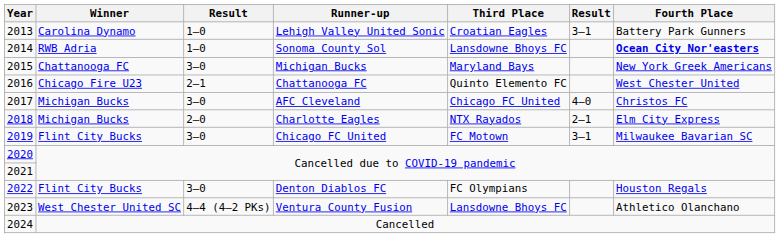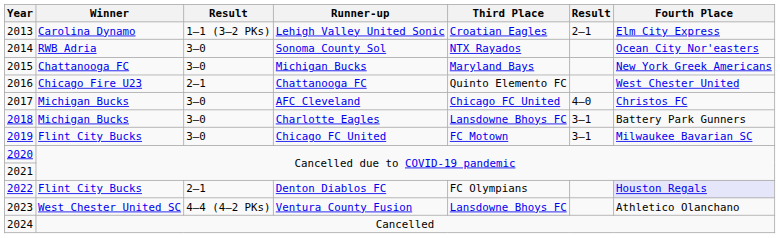(196, 31) 1–0 -> (228, 31) 1–1 (3–2 PKs)
(582, 31) 3–1 -> (582, 31) 2–1
(681, 31) Battery Park Gunners -> (668, 31) Elm City Express
(196, 48) 1–0 -> (196, 48) 3–0
(508, 48) Lansdowne Bhoys FC -> (486, 48) NTX Rayados
(687, 48) bold -> (687, 48) normal
(196, 119) 2–0 -> (196, 119) 3–0
(486, 119) NTX Rayados -> (508, 119) Lansdowne Bhoys FC
(582, 119) 2–1 -> (582, 119) 3–1
(668, 119) Elm City Express -> (681, 119) Battery Park Gunners
(196, 189) 3–0 -> (196, 189) 2–1
(661, 189) no background -> (661, 189) lavender background
